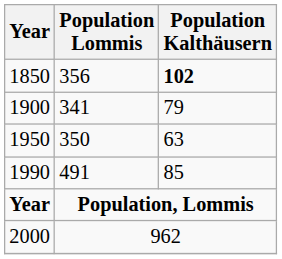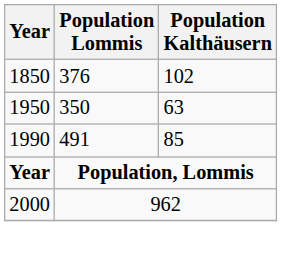(75, 75) 356 -> (75, 75) 376
(179, 75) bold -> (179, 75) normal
- row: (30, 107)
